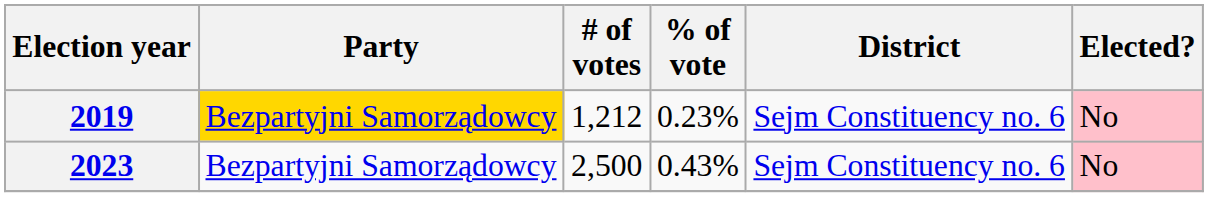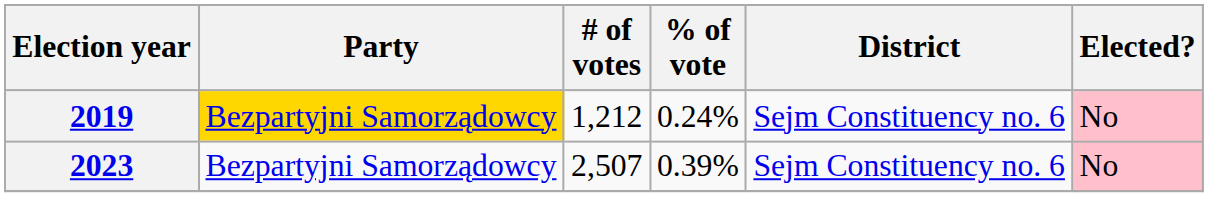(698, 115) 0.23% -> (698, 115) 0.24%
(607, 165) 2,500 -> (607, 165) 2,507
(698, 165) 0.43% -> (698, 165) 0.39%
